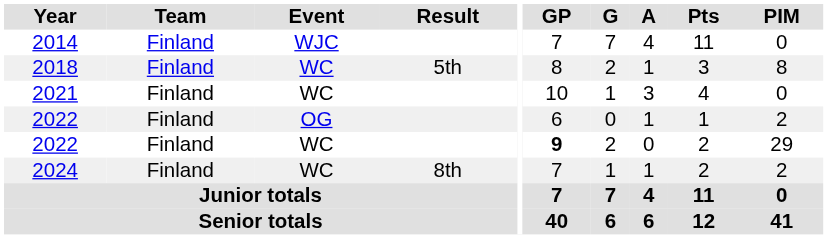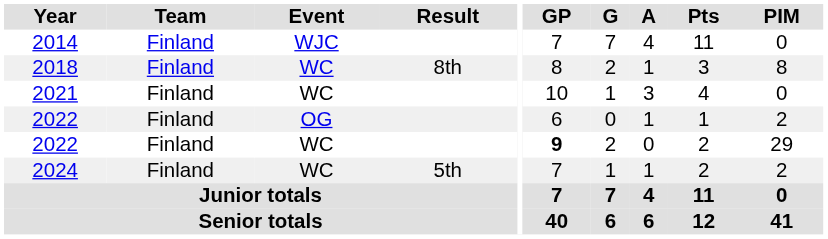(448, 67) 5th -> (448, 67) 8th
(448, 170) 8th -> (448, 170) 5th
